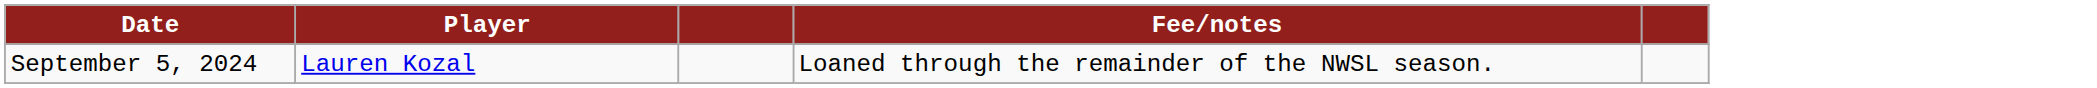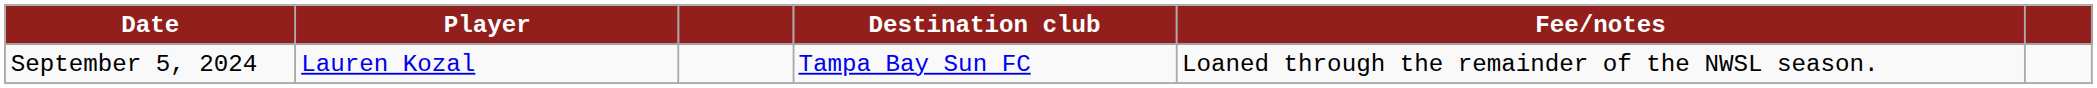+ column: (984, 25)
